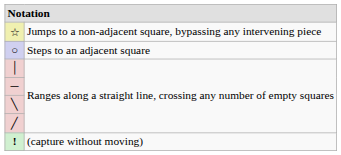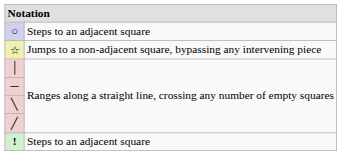rows swapped: (15, 50) <-> (15, 32)
(85, 141) (capture without moving) -> (88, 141) Steps to an adjacent square
